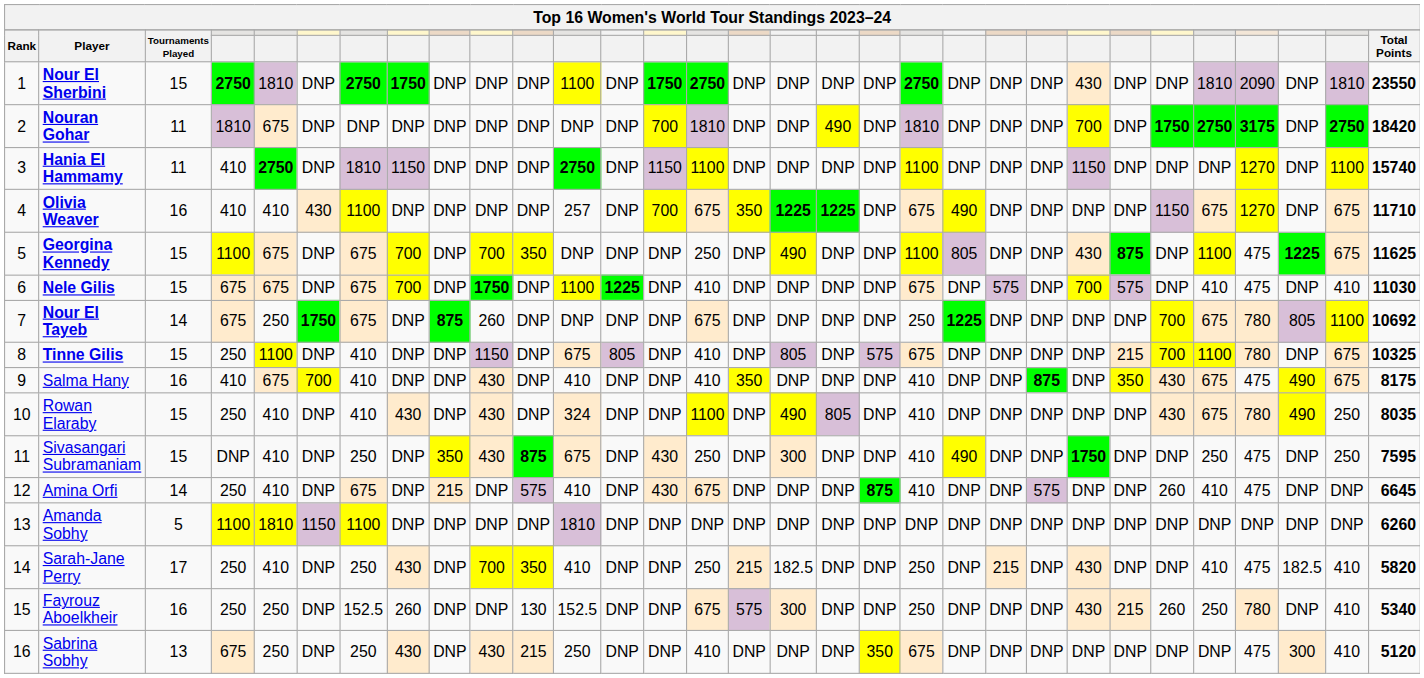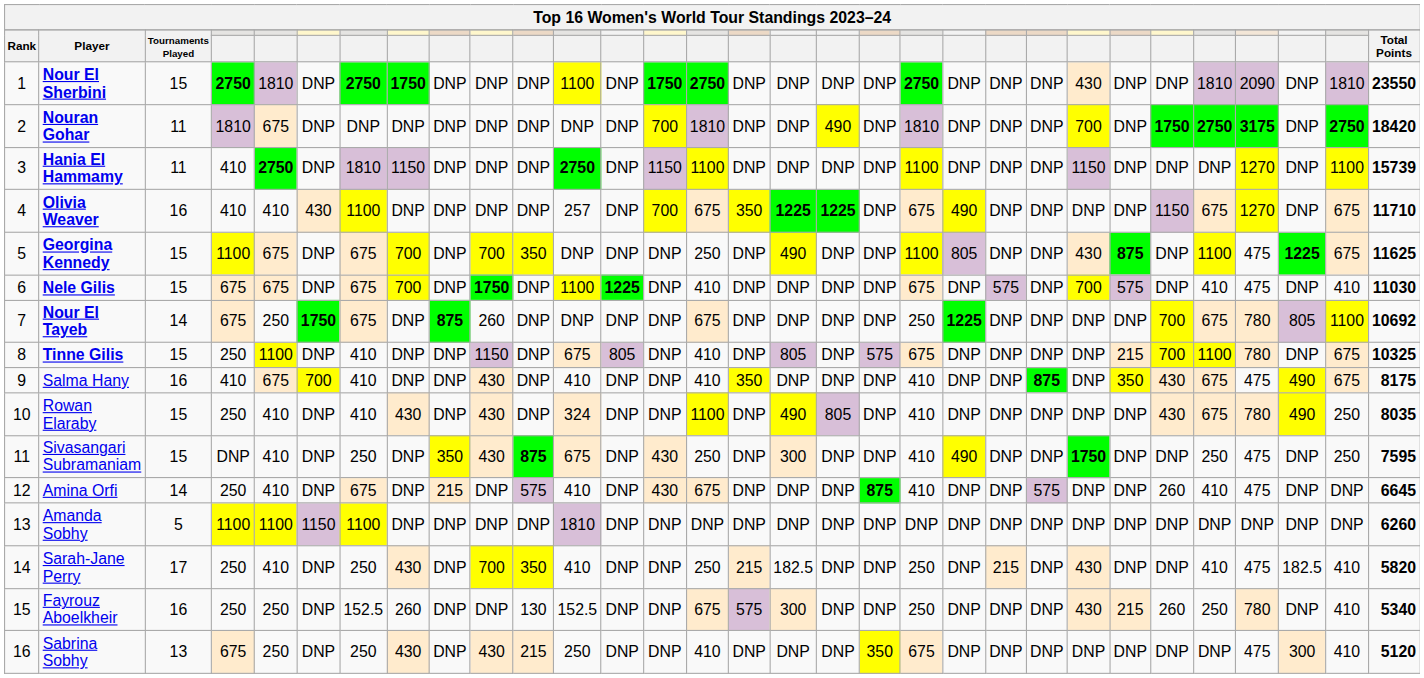(1394, 169) 15740 -> (1394, 169) 15739
(276, 525) 1810 -> (276, 525) 1100
